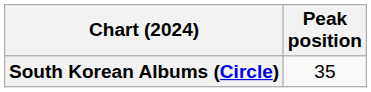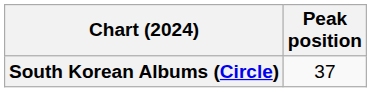(325, 71) 35 -> (325, 71) 37
